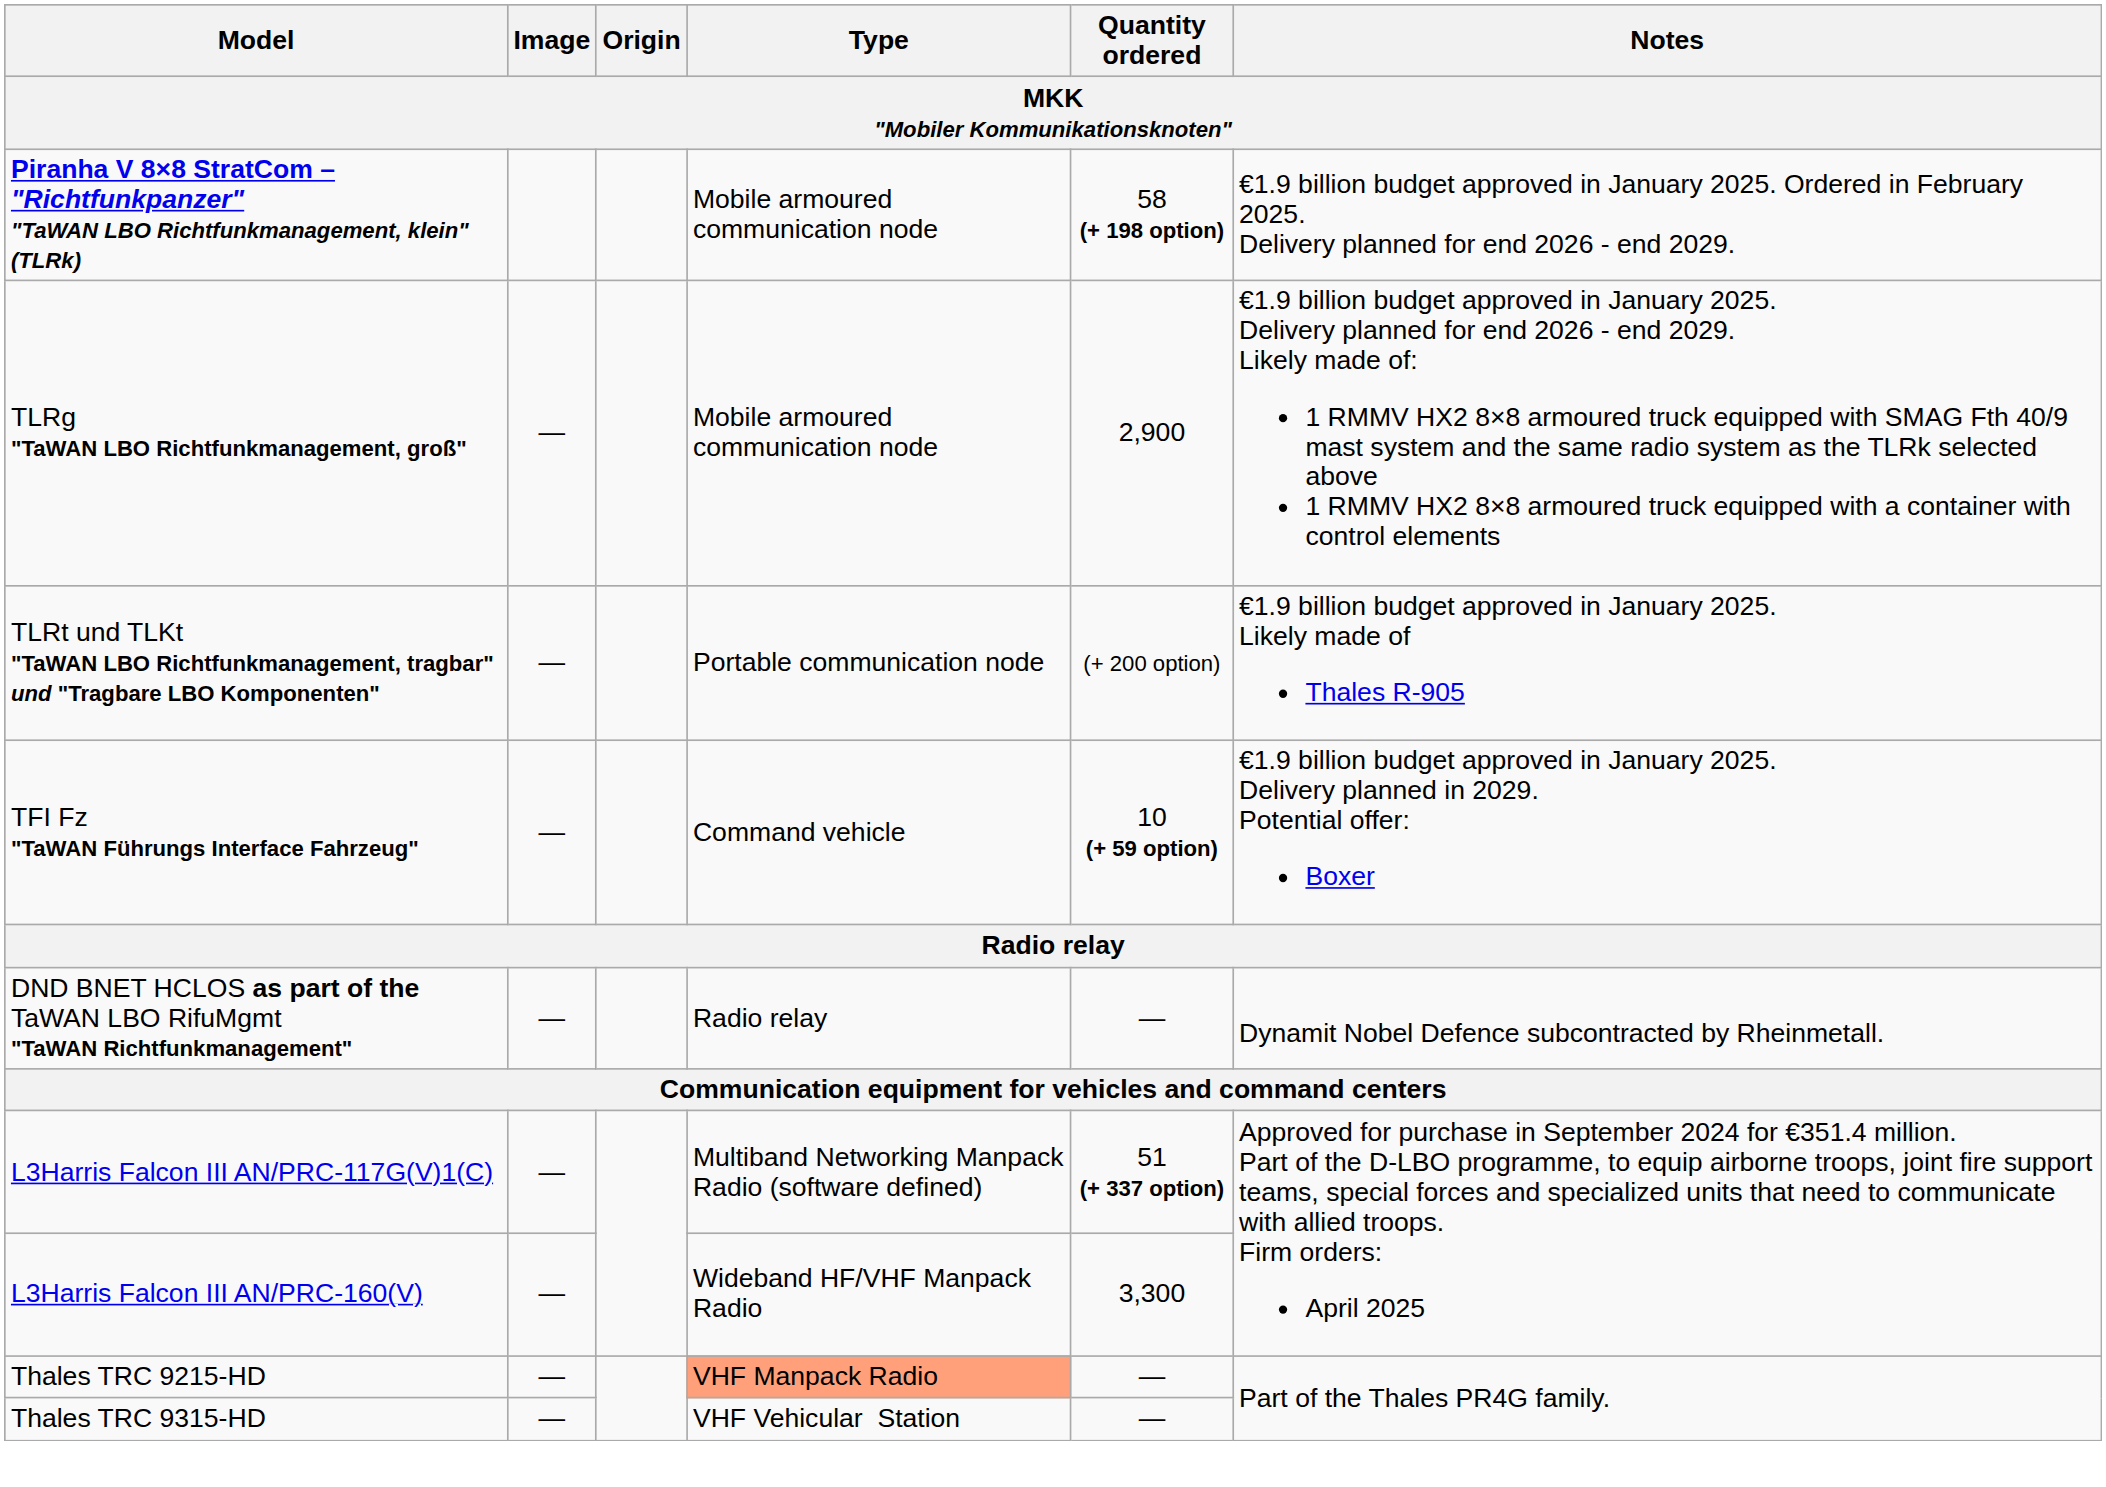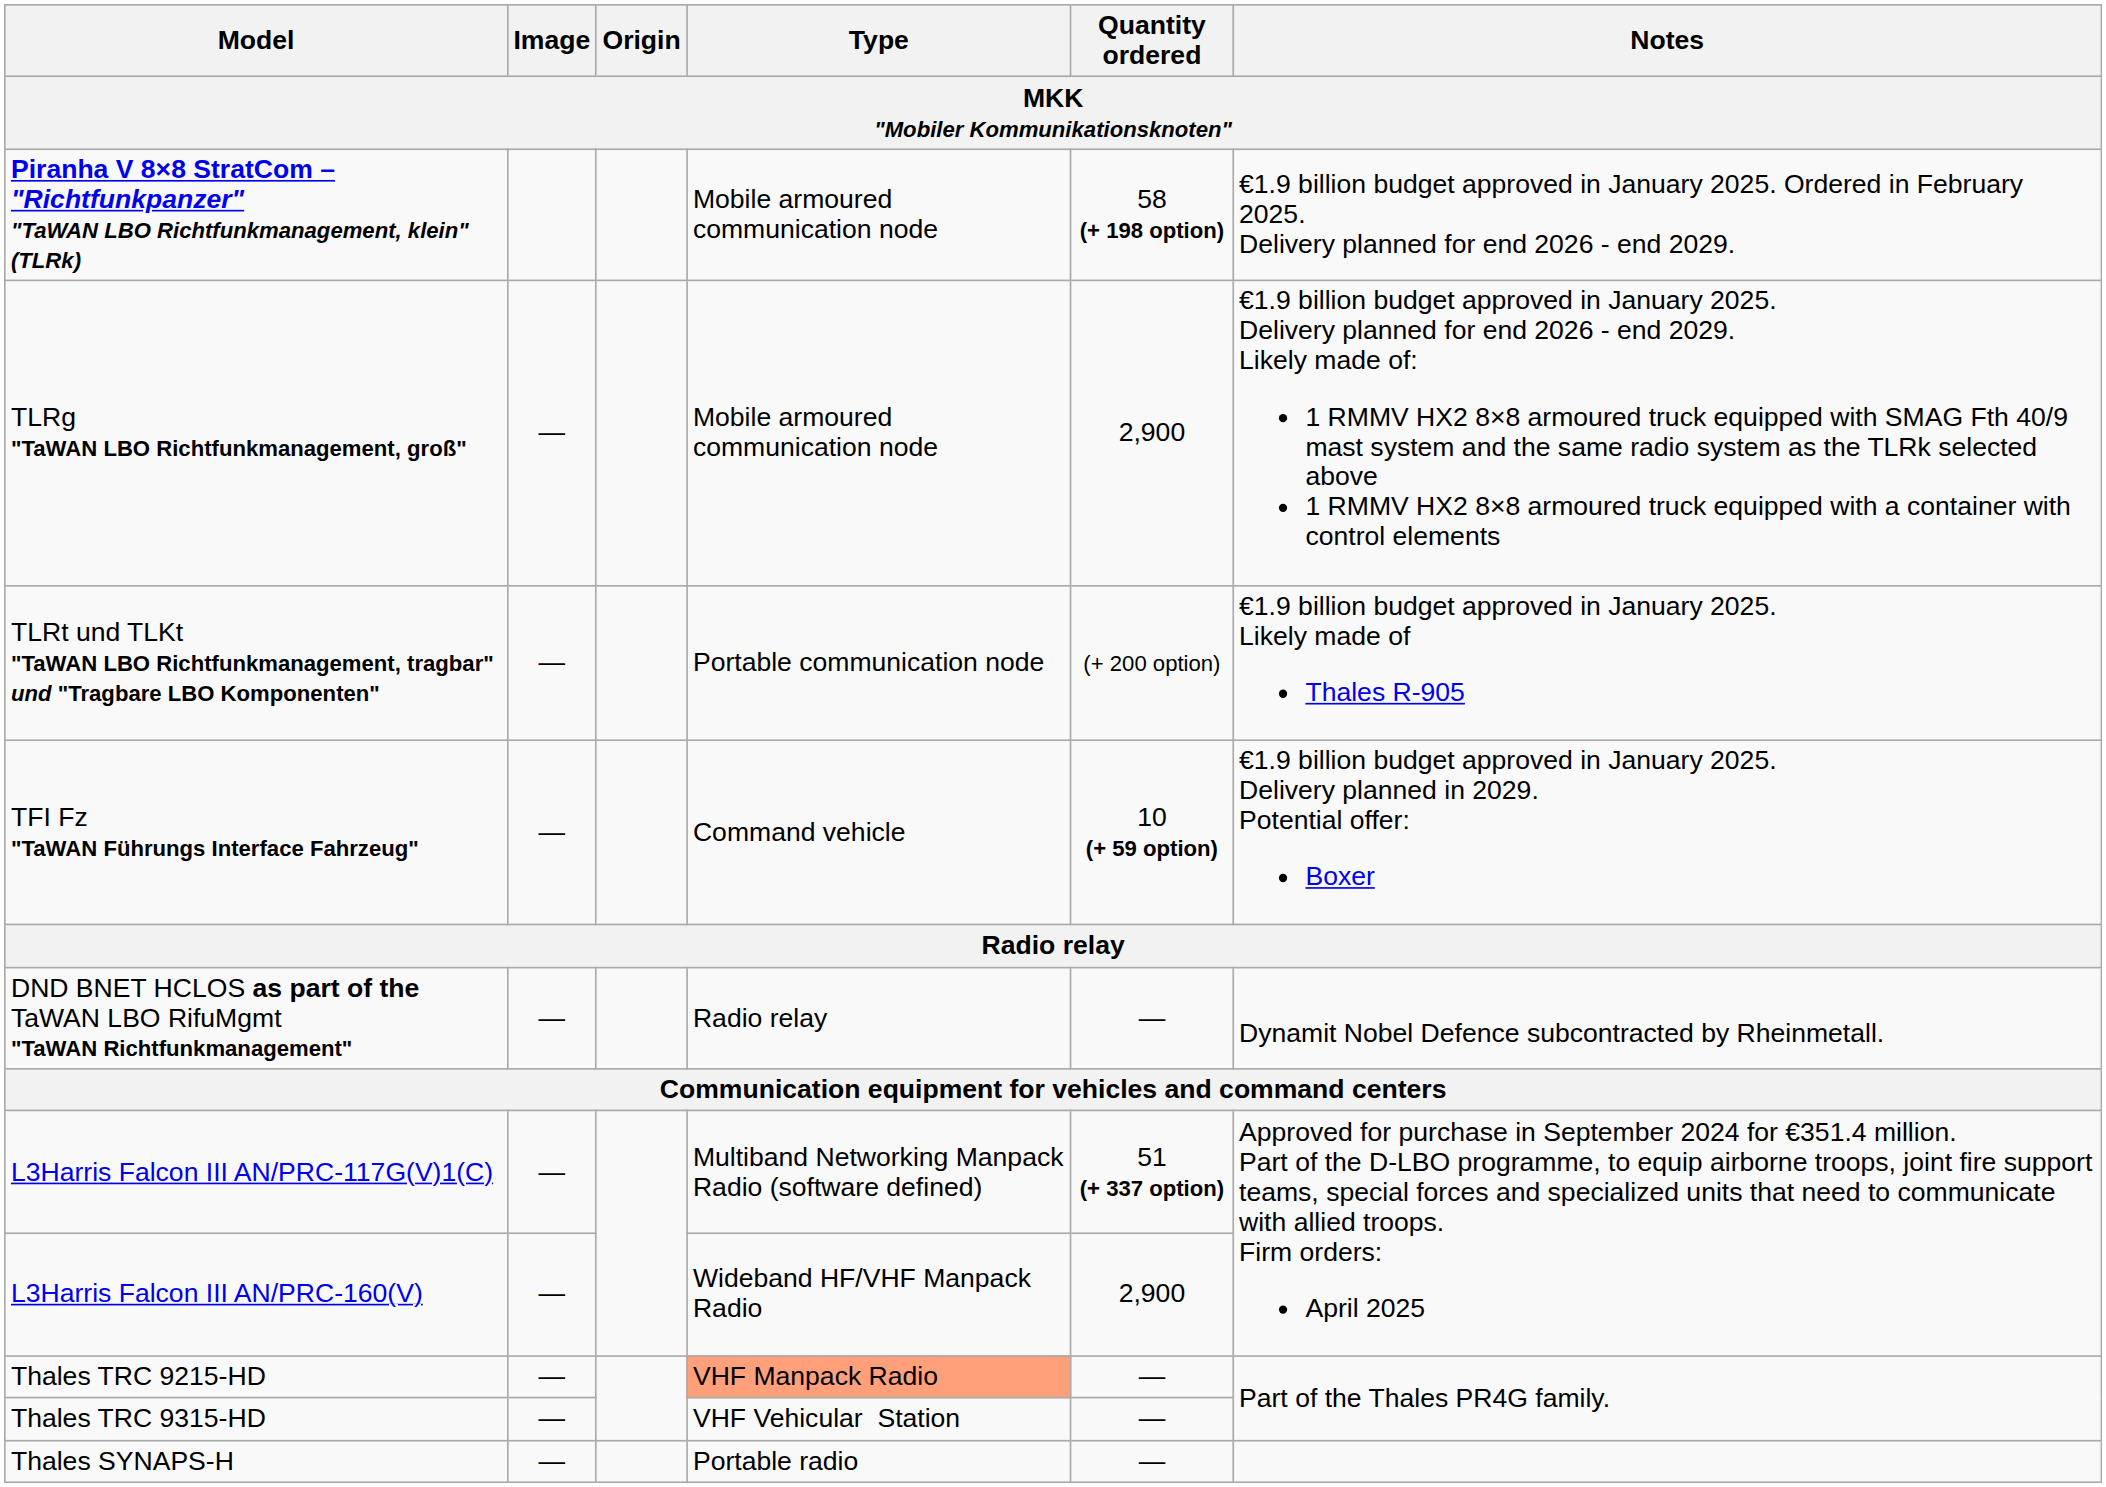(1152, 1294) 3,300 -> (1152, 1294) 2,900
+ row: (122, 1460)
